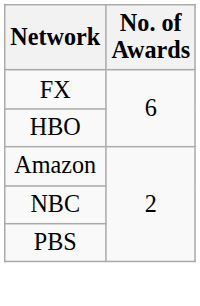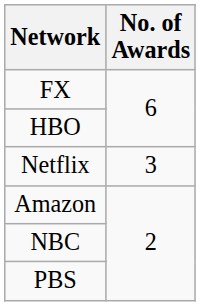+ row: (55, 165)
